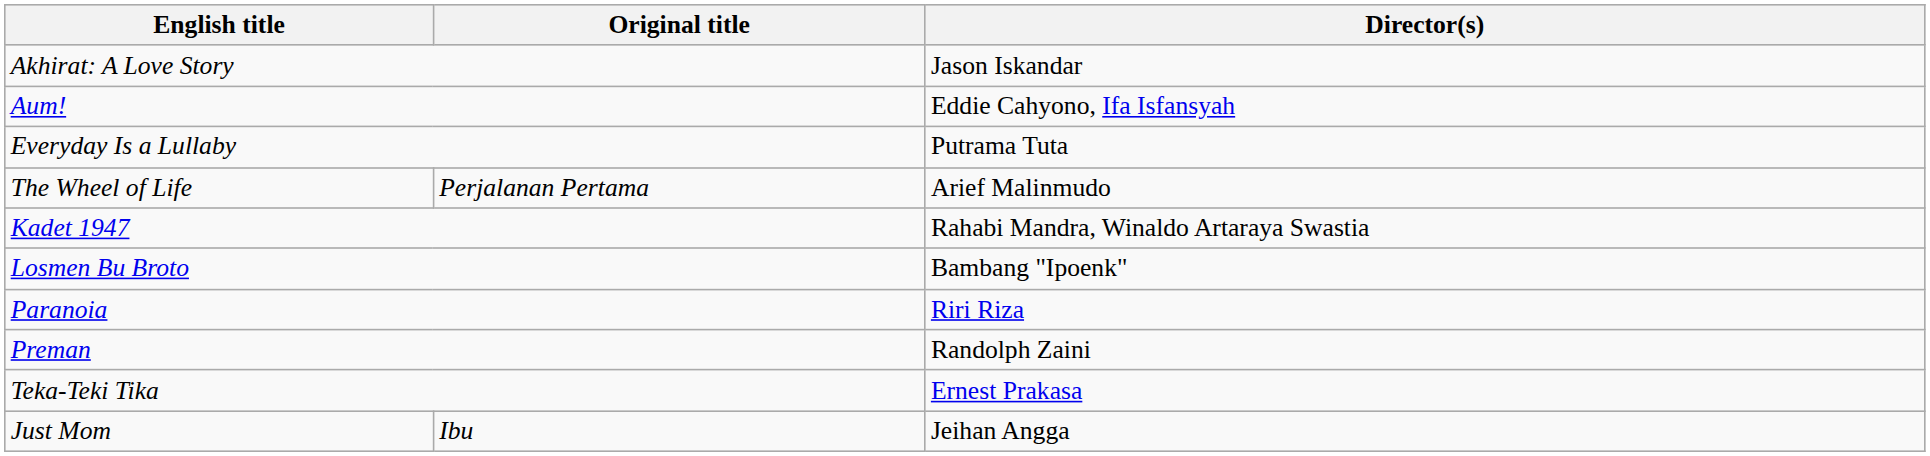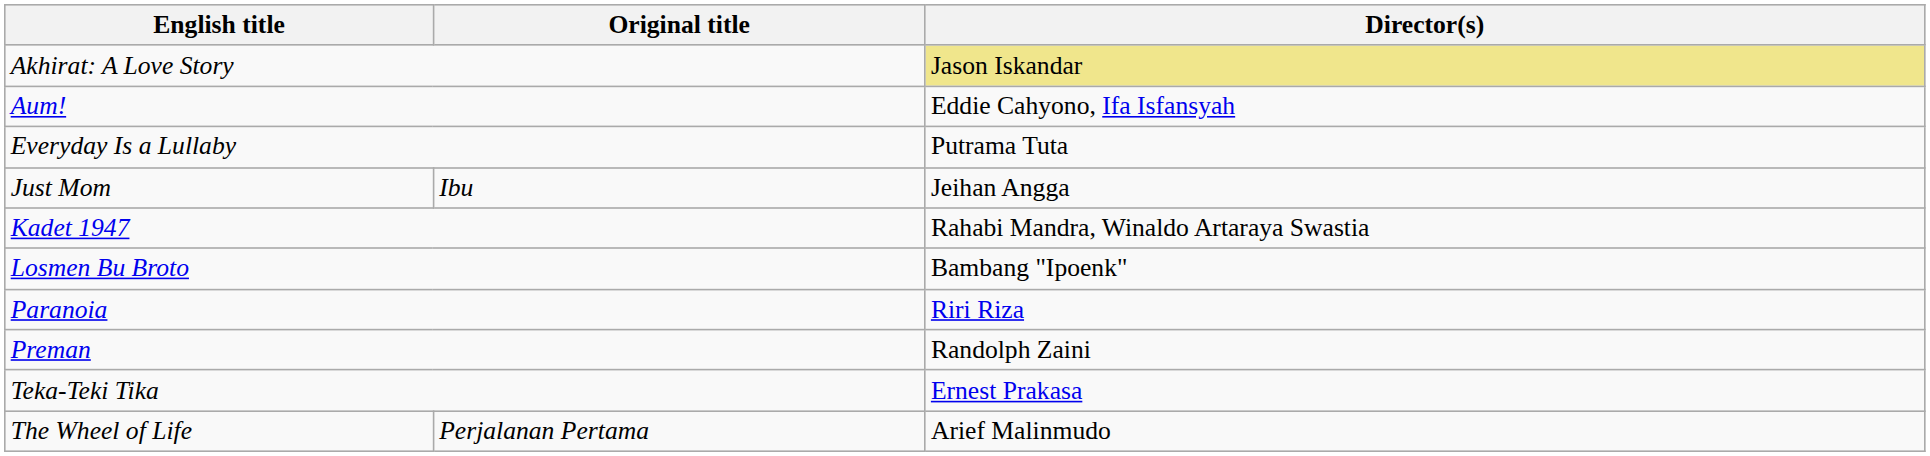(1007, 65) no background -> (1007, 65) khaki background
rows swapped: (61, 430) <-> (101, 187)
